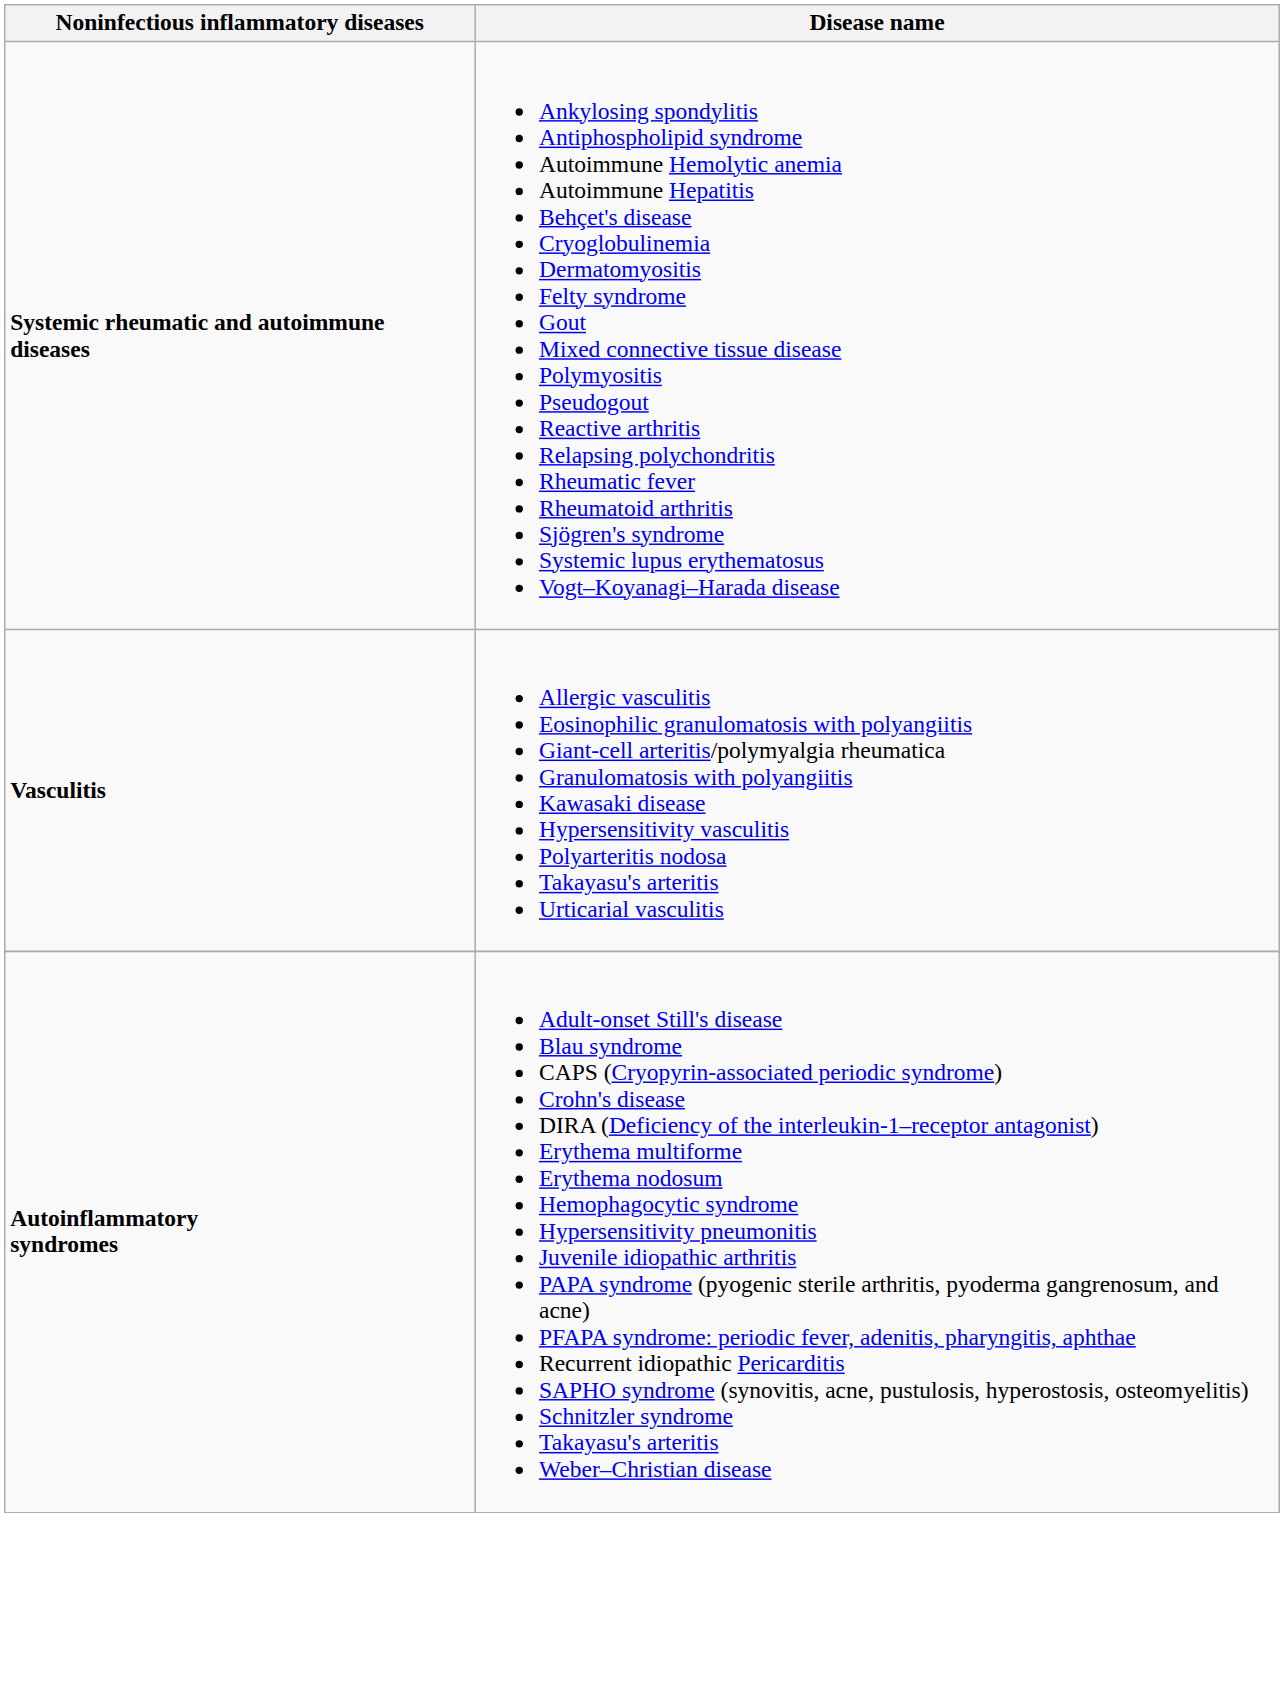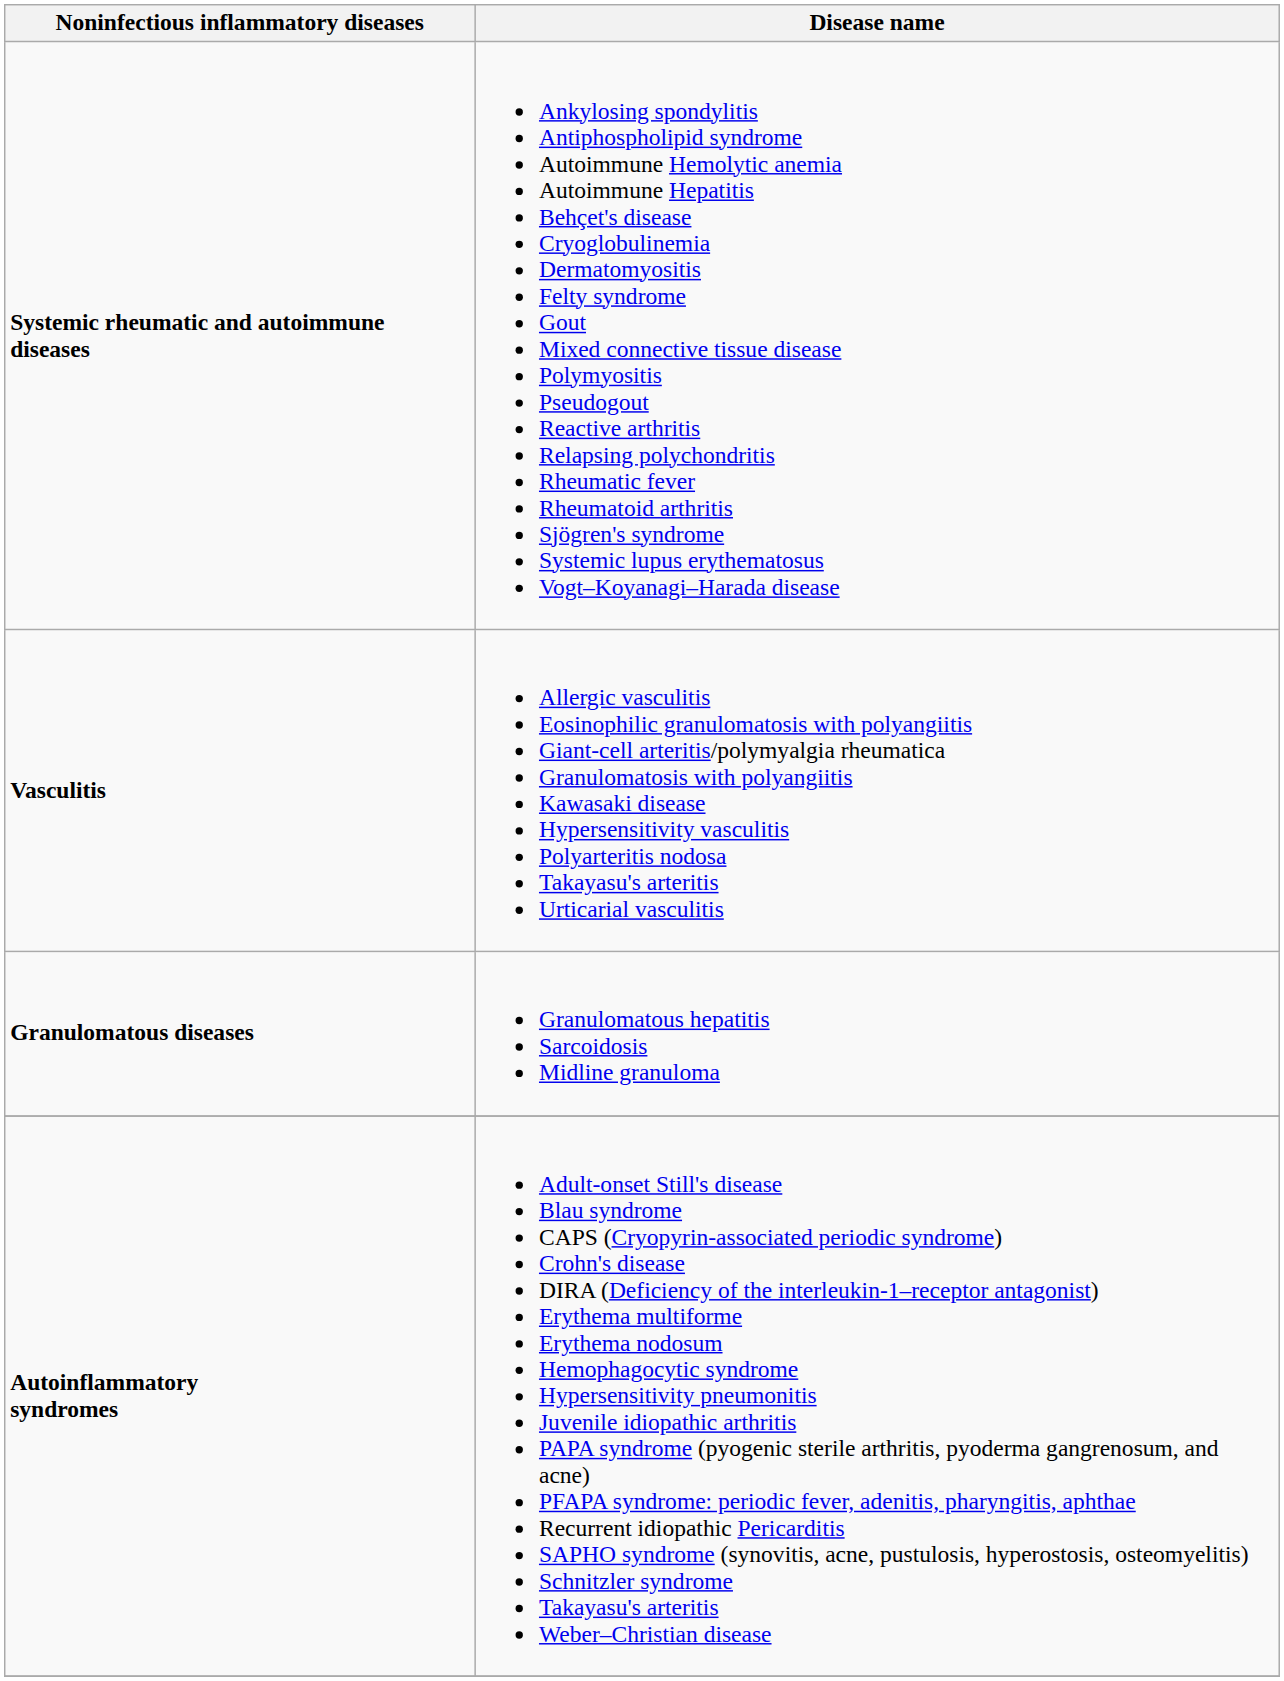+ row: (132, 1033)
